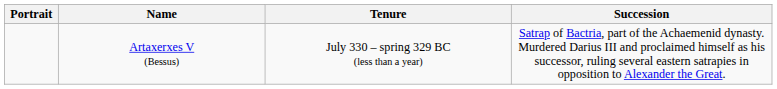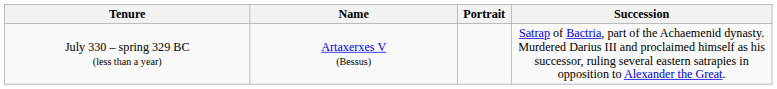columns swapped: (31, 14) <-> (388, 14)
